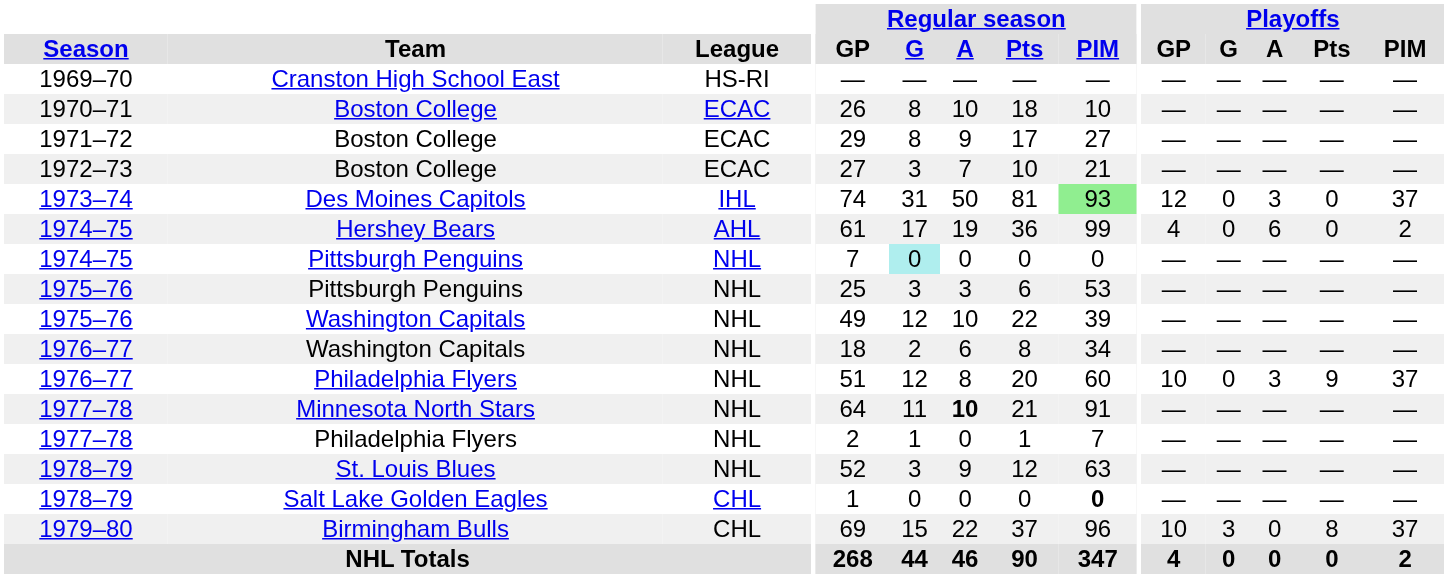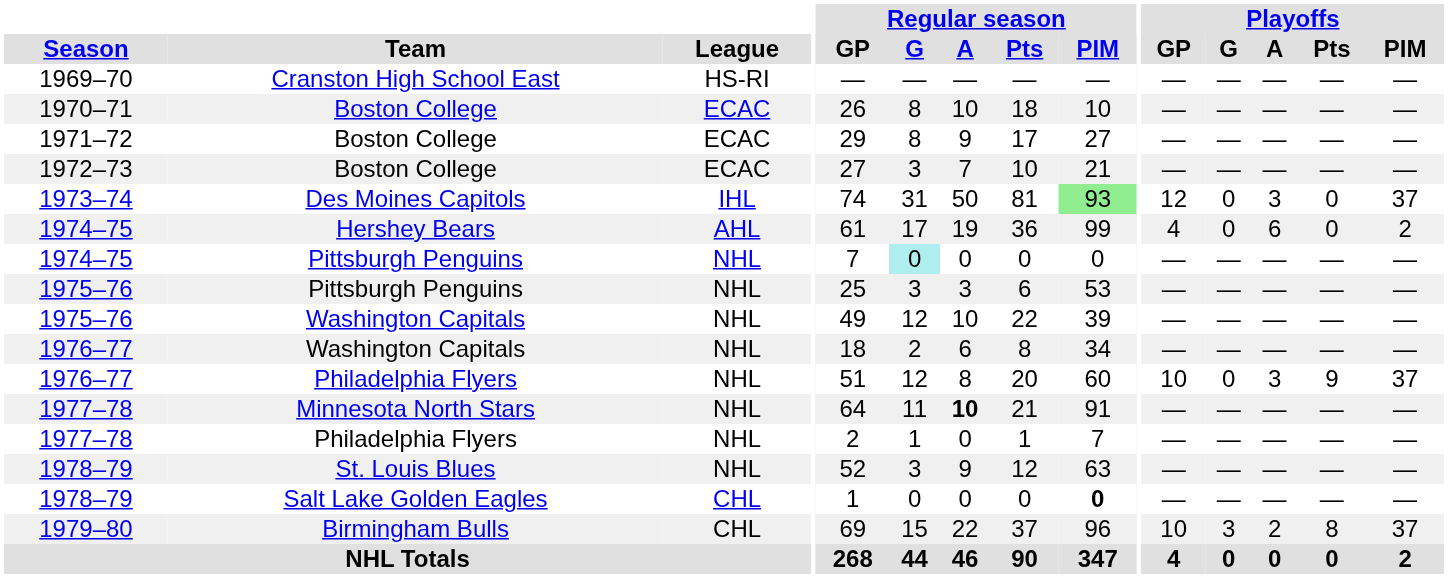(1275, 528) 0 -> (1275, 528) 2
